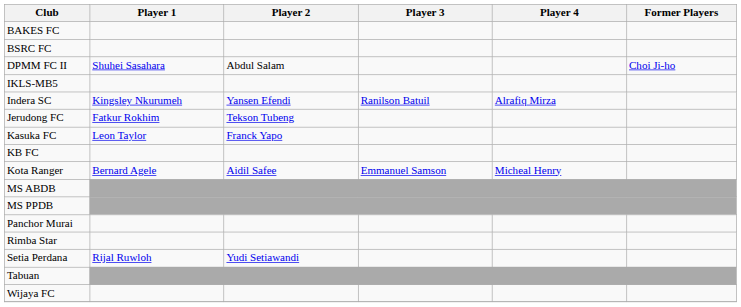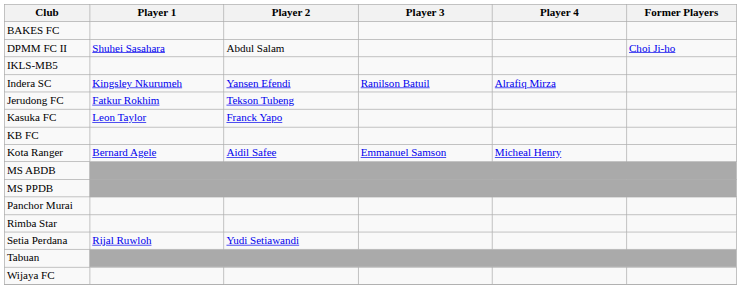- row: (29, 48)
